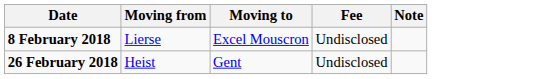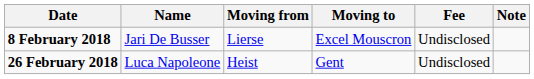+ column: (172, 16)
